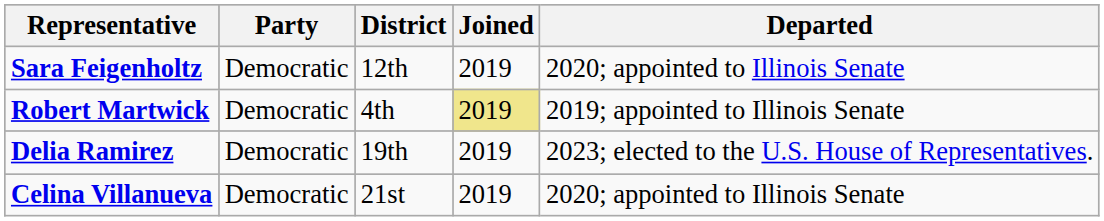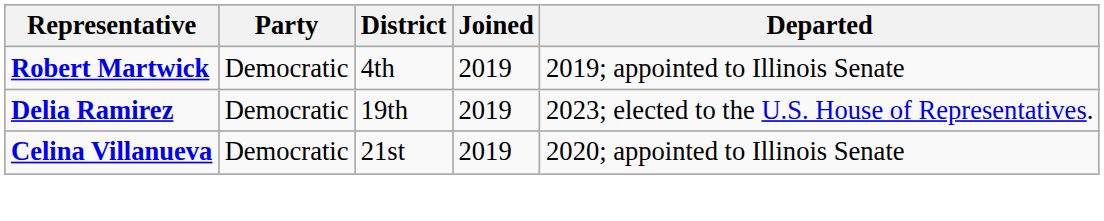- row: (106, 67)
(485, 109) khaki background -> (485, 67) no background
